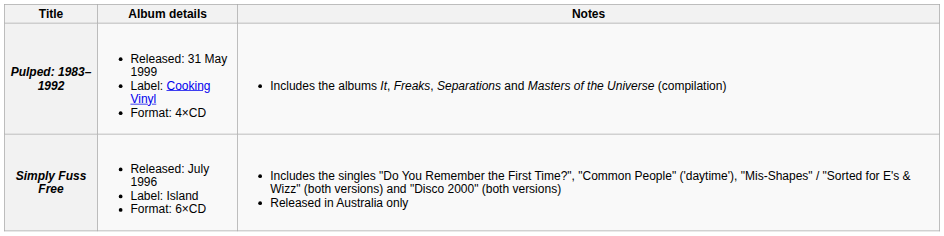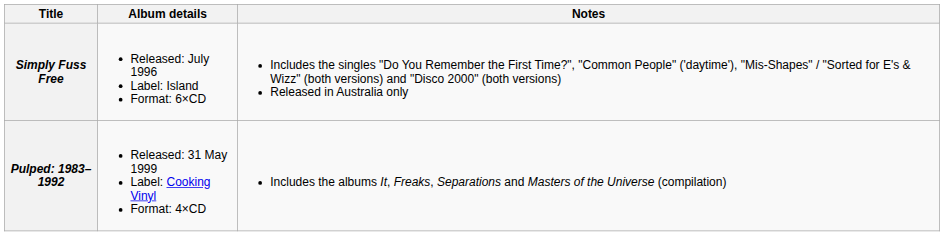rows swapped: (51, 182) <-> (51, 78)
